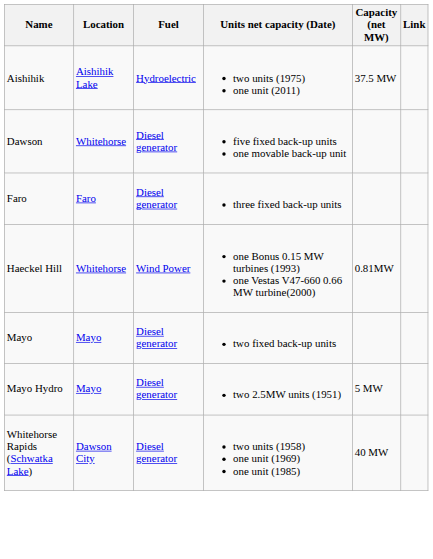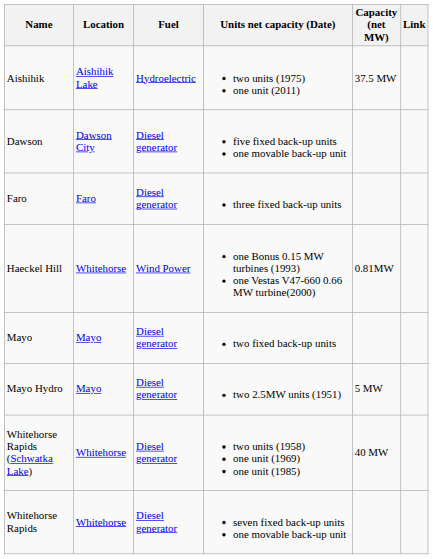(101, 141) Whitehorse -> (94, 141) Dawson City
(94, 452) Dawson City -> (101, 452) Whitehorse
+ row: (32, 522)
